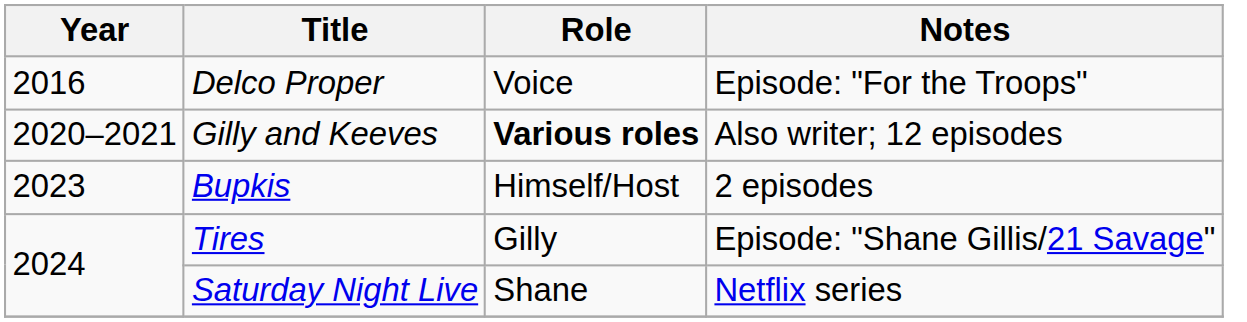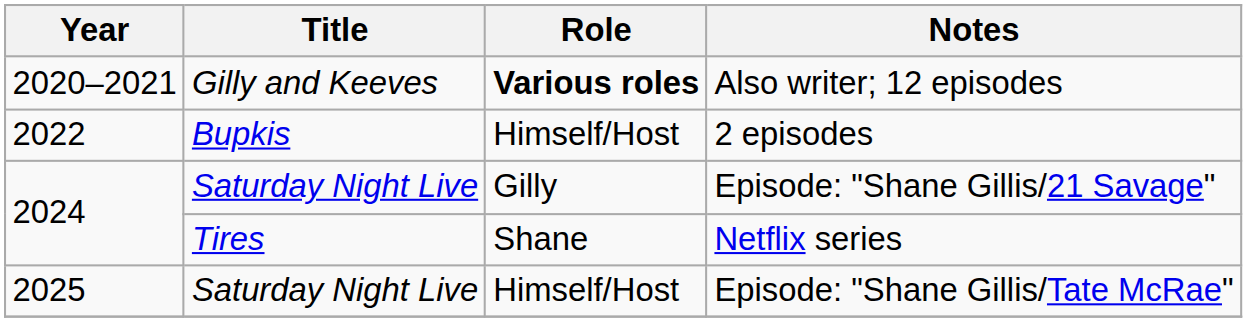- row: (901, 82)
(49, 186) 2023 -> (49, 134) 2022
(228, 238) Tires -> (335, 186) Saturday Night Live
(335, 290) Saturday Night Live -> (228, 238) Tires
+ row: (974, 290)
